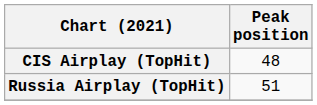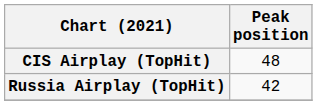(271, 87) 51 -> (271, 87) 42
